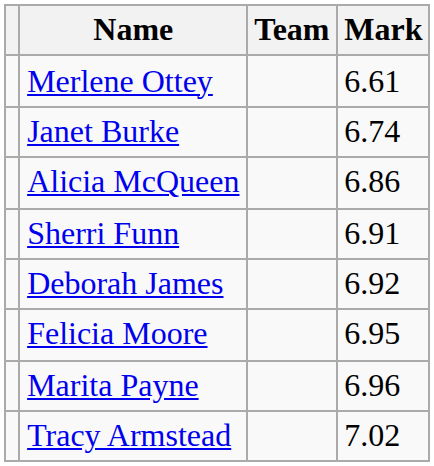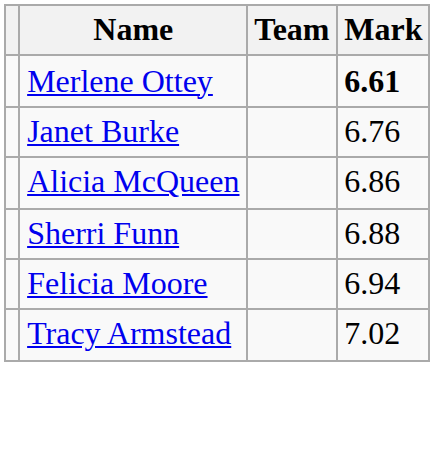(372, 80) normal -> (372, 80) bold
(372, 131) 6.74 -> (372, 131) 6.76
(372, 232) 6.91 -> (372, 232) 6.88
- row: (125, 283)
(372, 334) 6.95 -> (372, 283) 6.94
- row: (113, 385)
